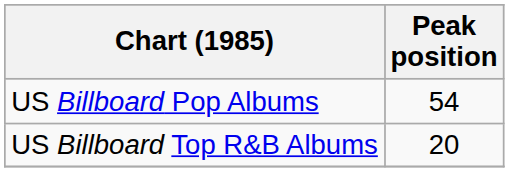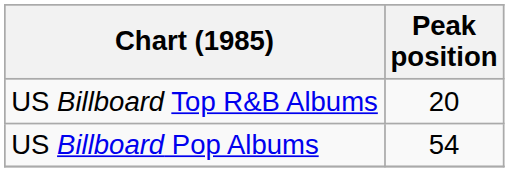rows swapped: (165, 100) <-> (195, 144)
